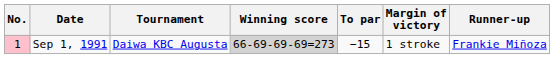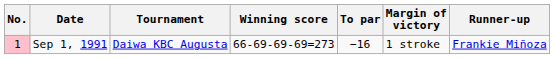(284, 45) lightgrey background -> (284, 45) no background
(360, 45) −15 -> (360, 45) −16
